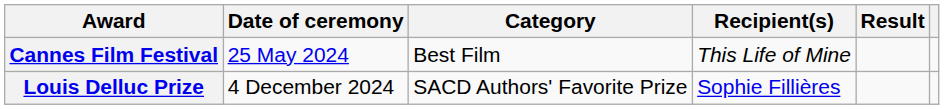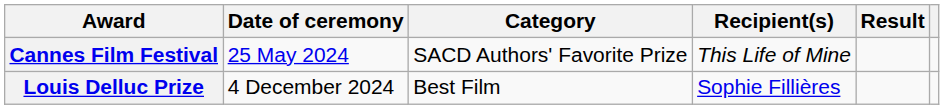(457, 54) Best Film -> (550, 54) SACD Authors' Favorite Prize
(550, 87) SACD Authors' Favorite Prize -> (457, 87) Best Film
